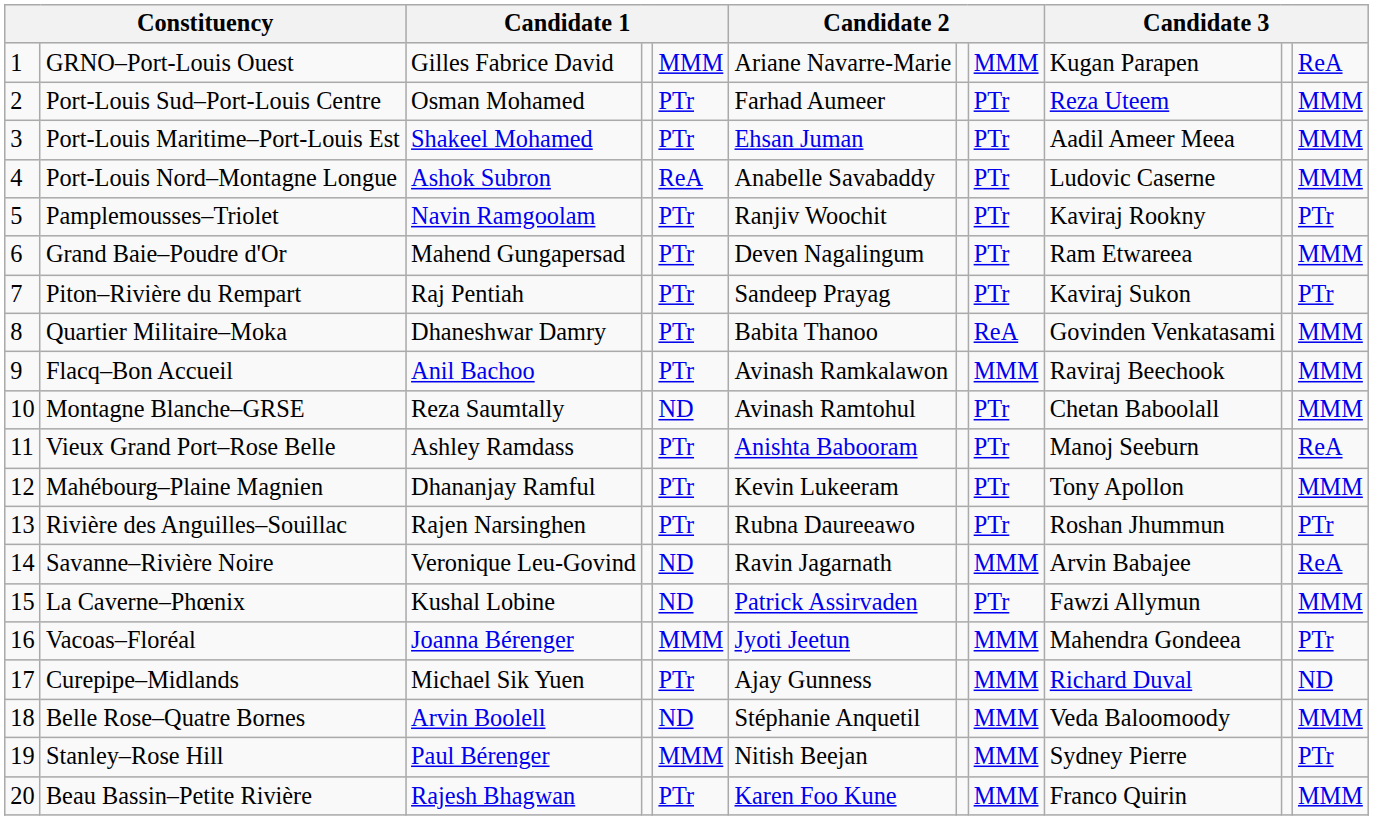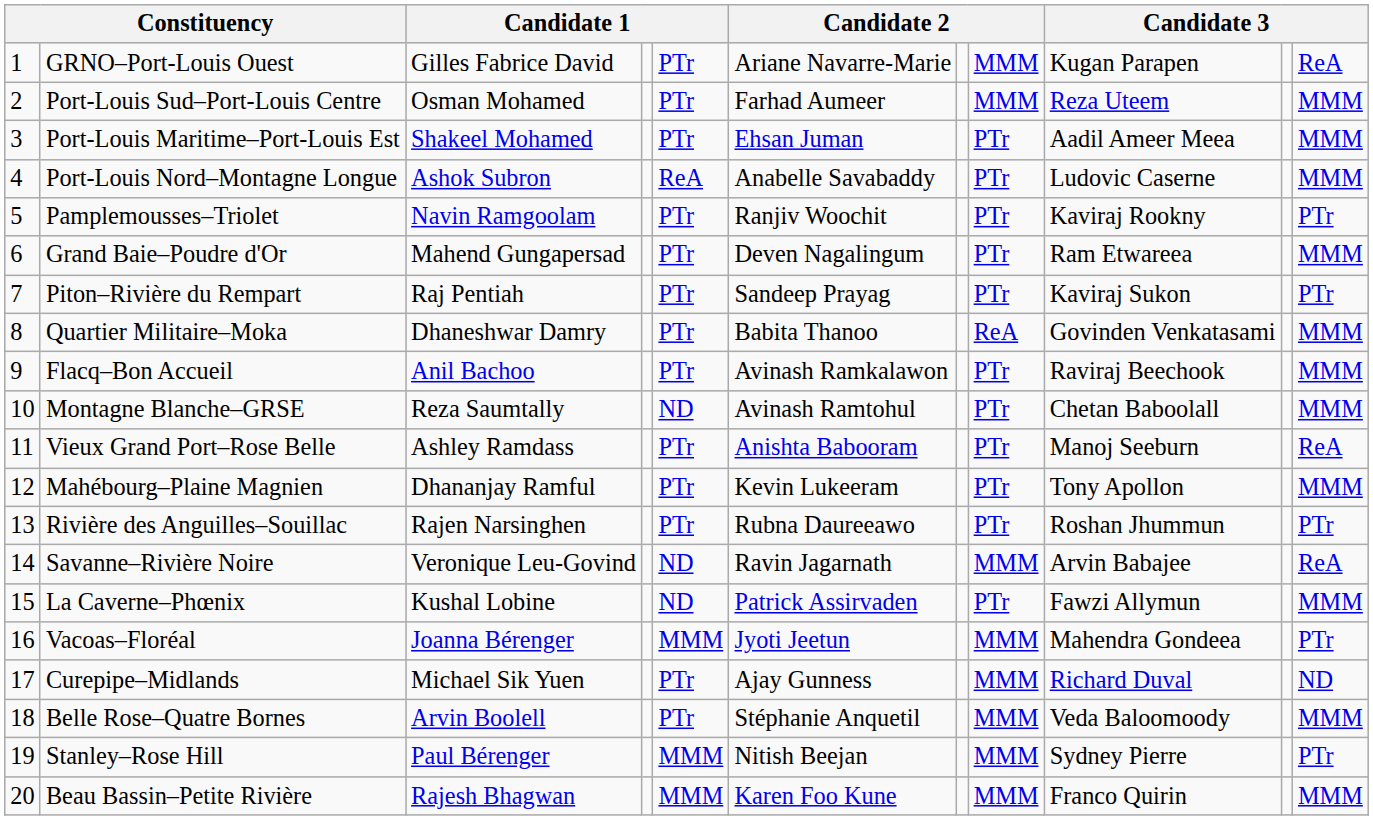(691, 62) MMM -> (676, 62) PTr
(991, 100) PTr -> (1006, 100) MMM
(1006, 370) MMM -> (991, 370) PTr
(676, 718) ND -> (676, 718) PTr
(676, 795) PTr -> (691, 795) MMM
